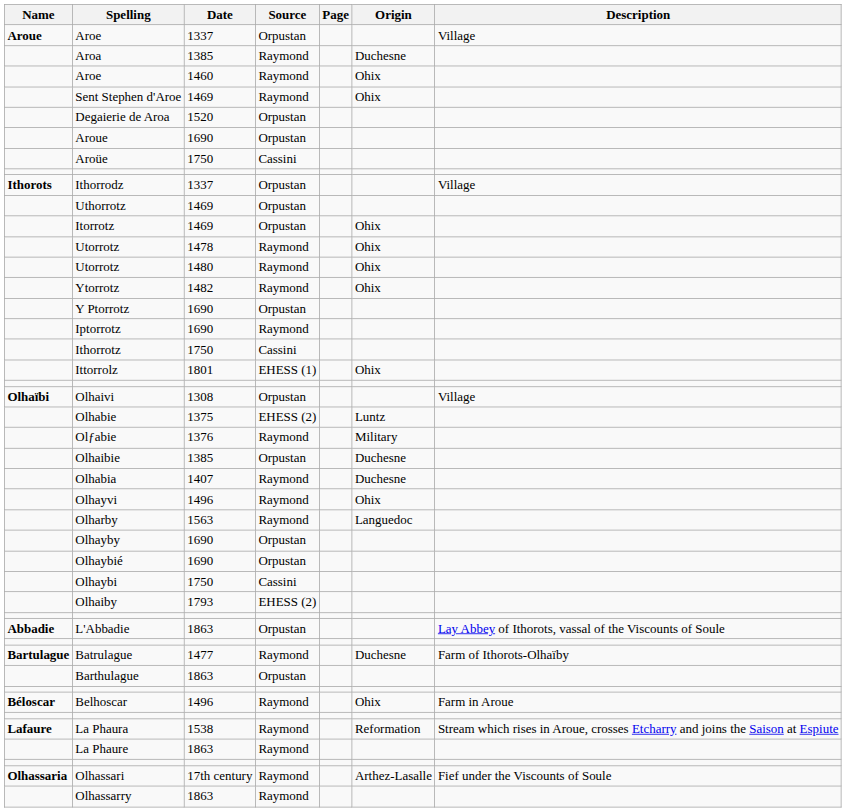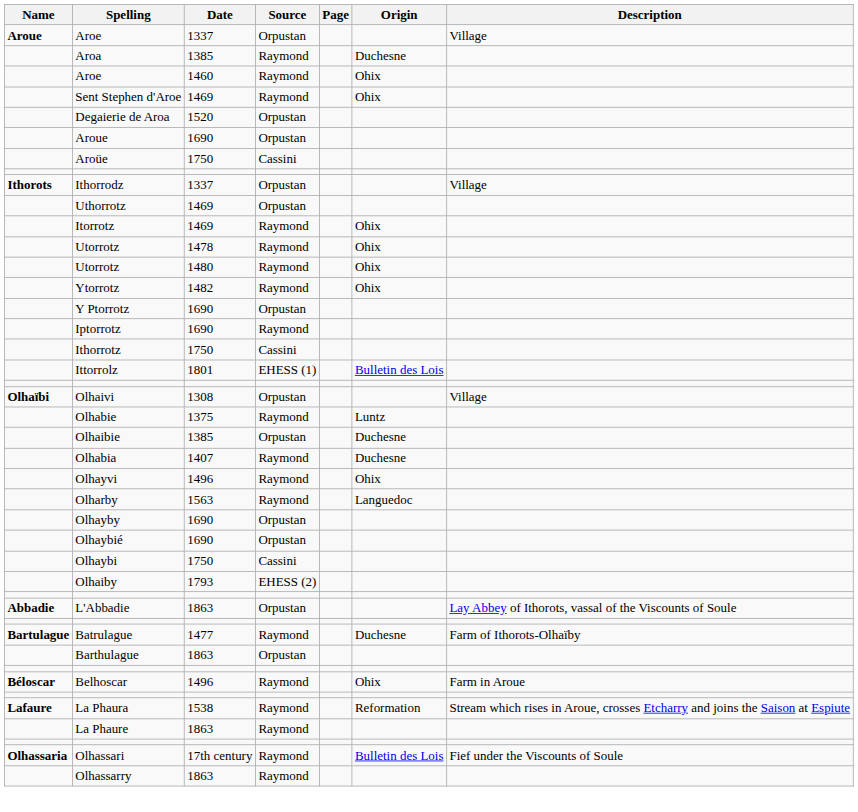(282, 226) Orpustan -> (284, 226) Raymond
(368, 370) Ohix -> (399, 370) Bulletin des Lois
(287, 417) EHESS (2) -> (284, 417) Raymond
- row: (96, 437)
(393, 775) Arthez-Lasalle -> (399, 755) Bulletin des Lois
